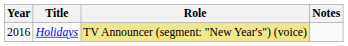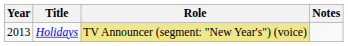(19, 32) 2016 -> (19, 32) 2013
